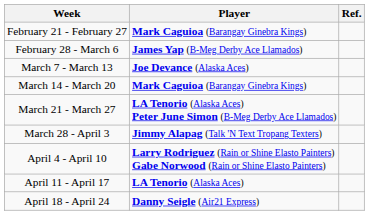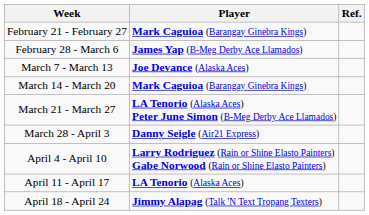(227, 134) Jimmy Alapag (Talk 'N Text Tropang Texters) -> (196, 134) Danny Seigle (Air21 Express)
(196, 201) Danny Seigle (Air21 Express) -> (227, 201) Jimmy Alapag (Talk 'N Text Tropang Texters)
